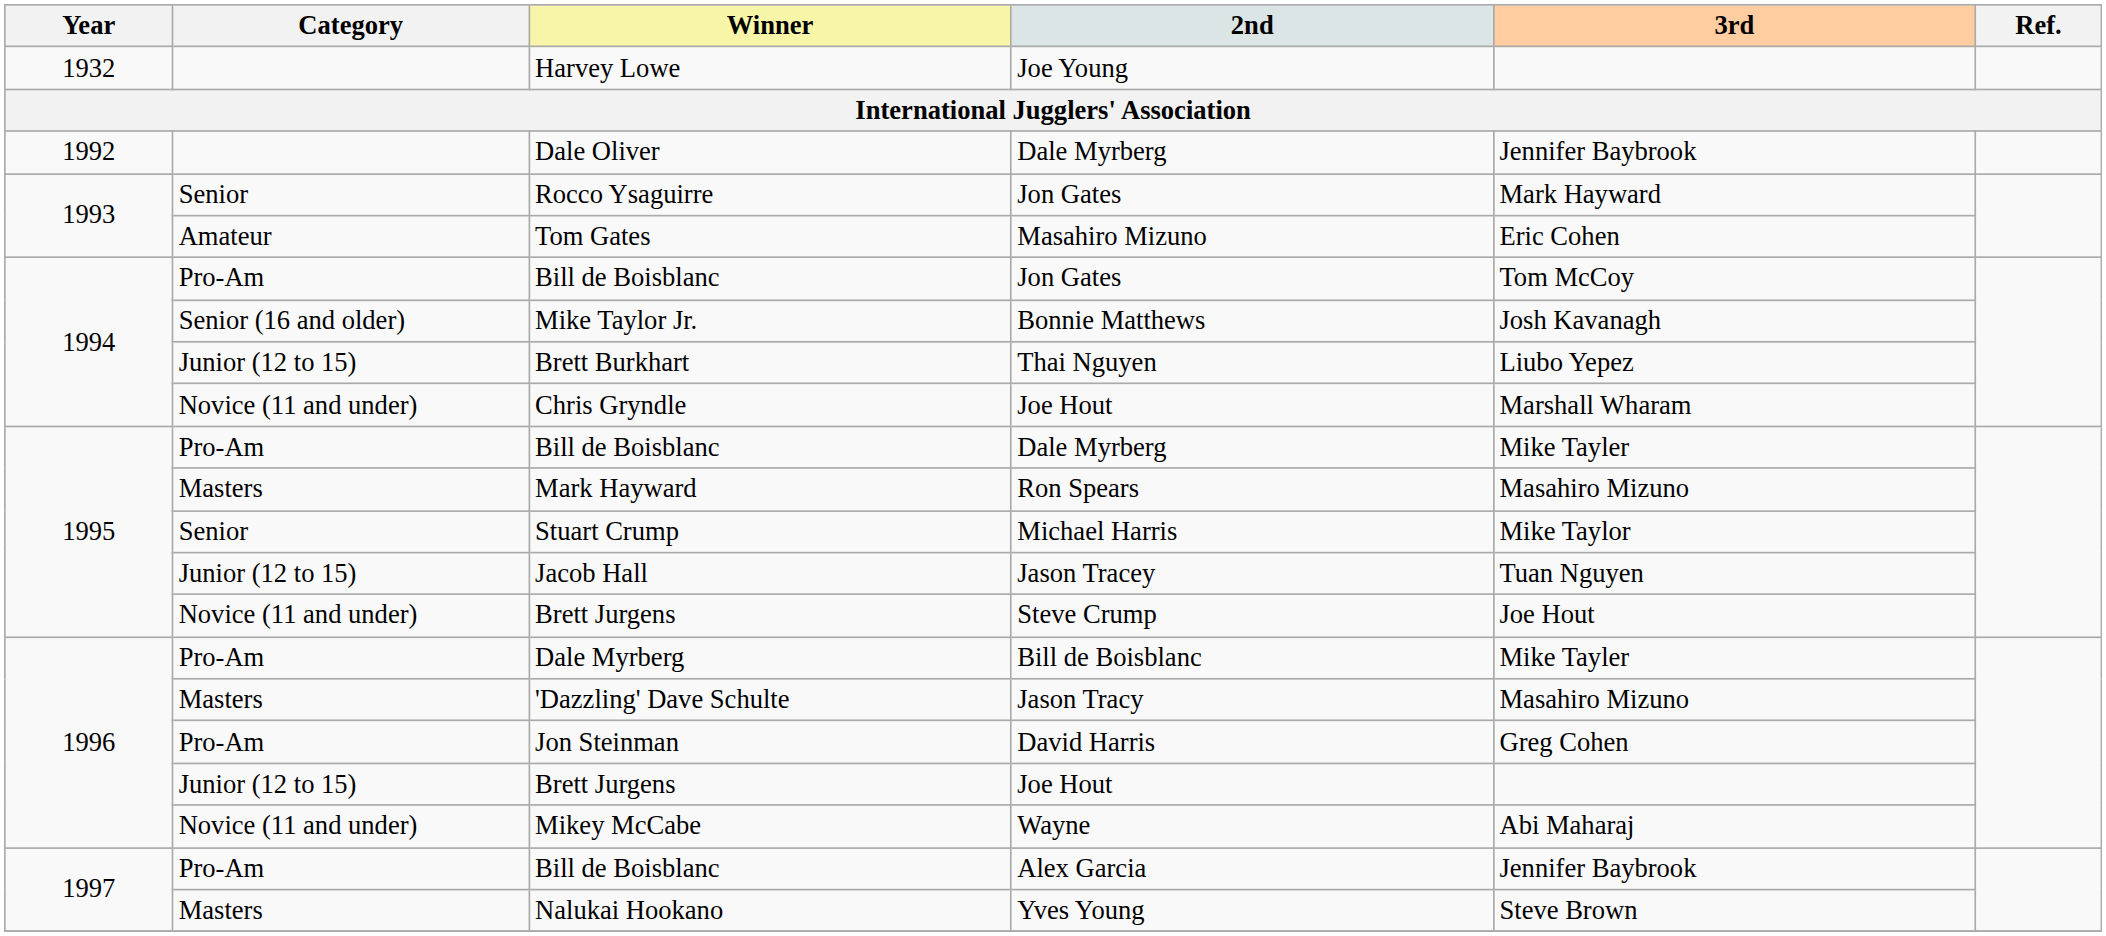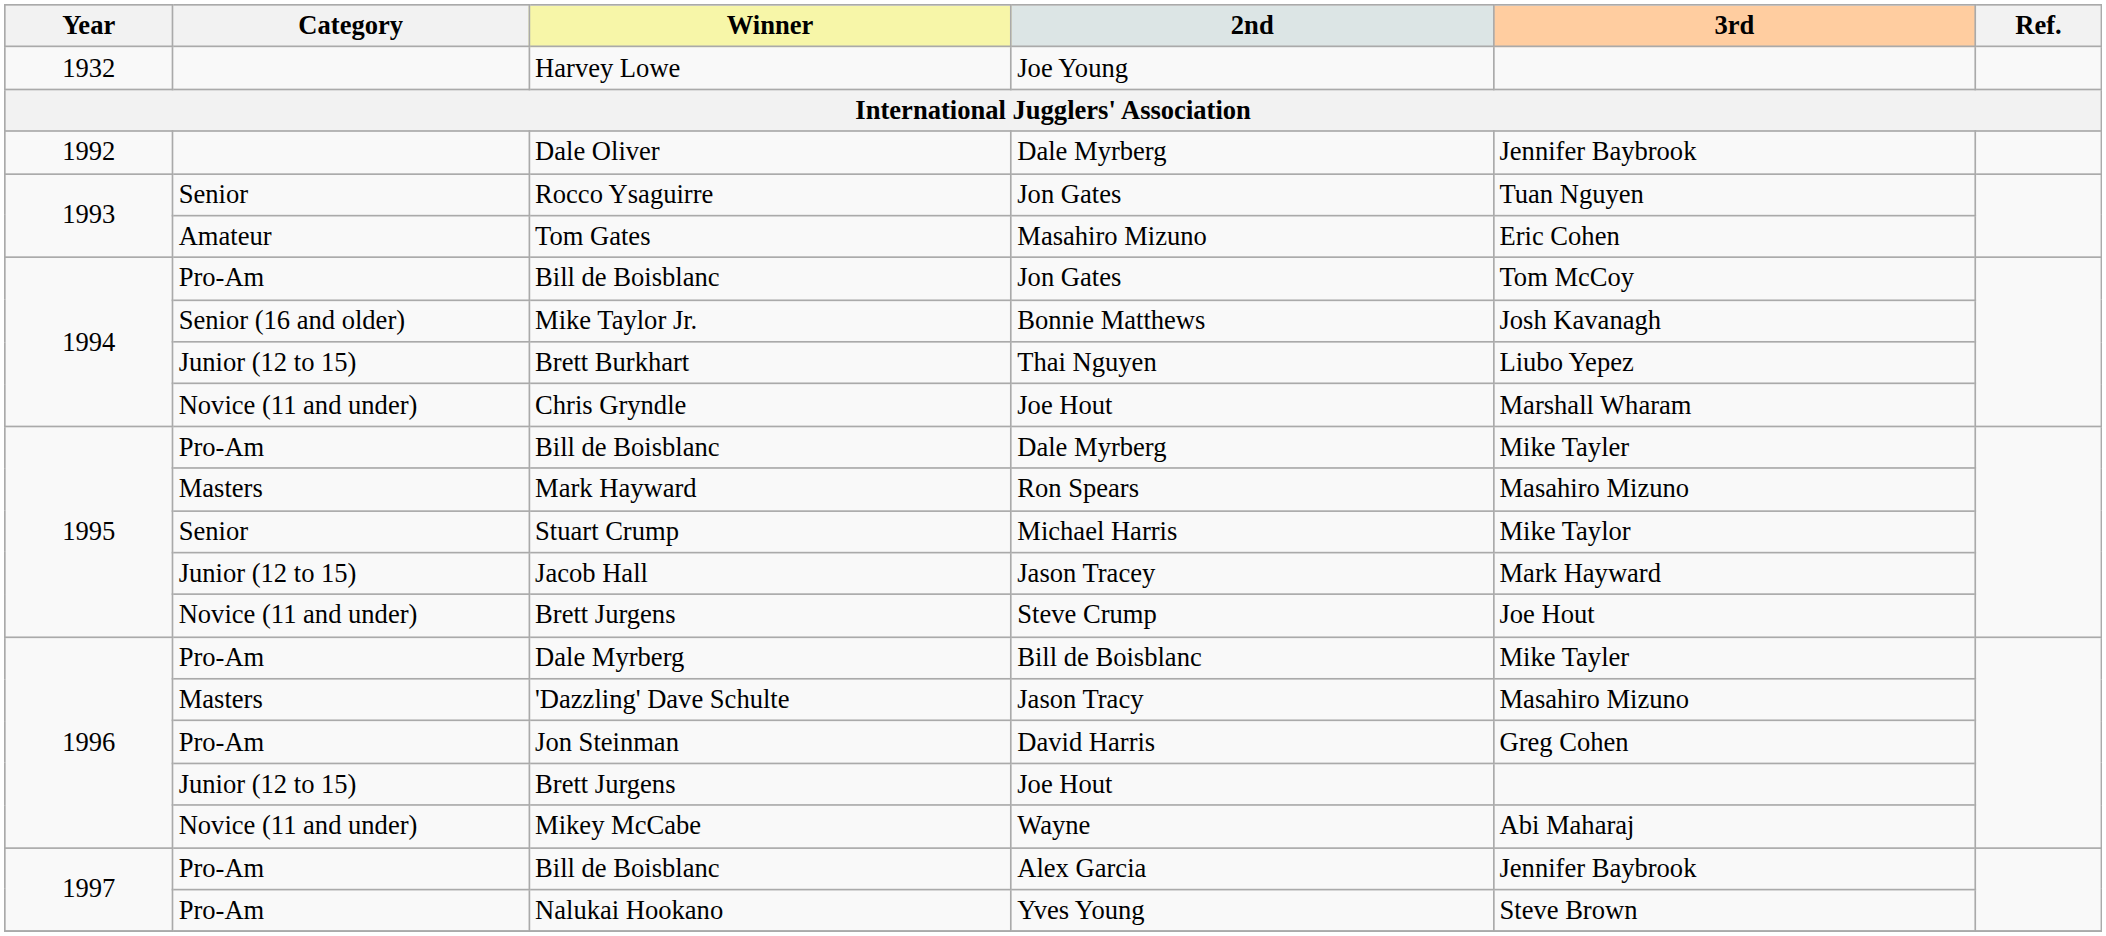(1580, 194) Mark Hayward -> (1572, 194) Tuan Nguyen
(1572, 573) Tuan Nguyen -> (1580, 573) Mark Hayward
(221, 910) Masters -> (221, 910) Pro-Am
